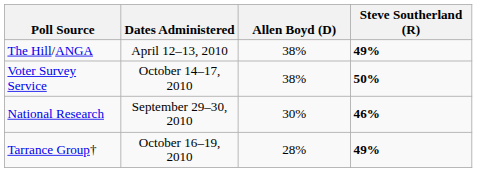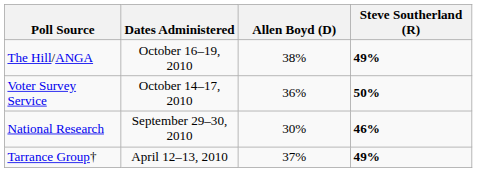(180, 50) April 12–13, 2010 -> (180, 57) October 16–19, 2010
(294, 78) 38% -> (294, 93) 36%
(180, 149) October 16–19, 2010 -> (180, 157) April 12–13, 2010
(294, 149) 28% -> (294, 157) 37%
